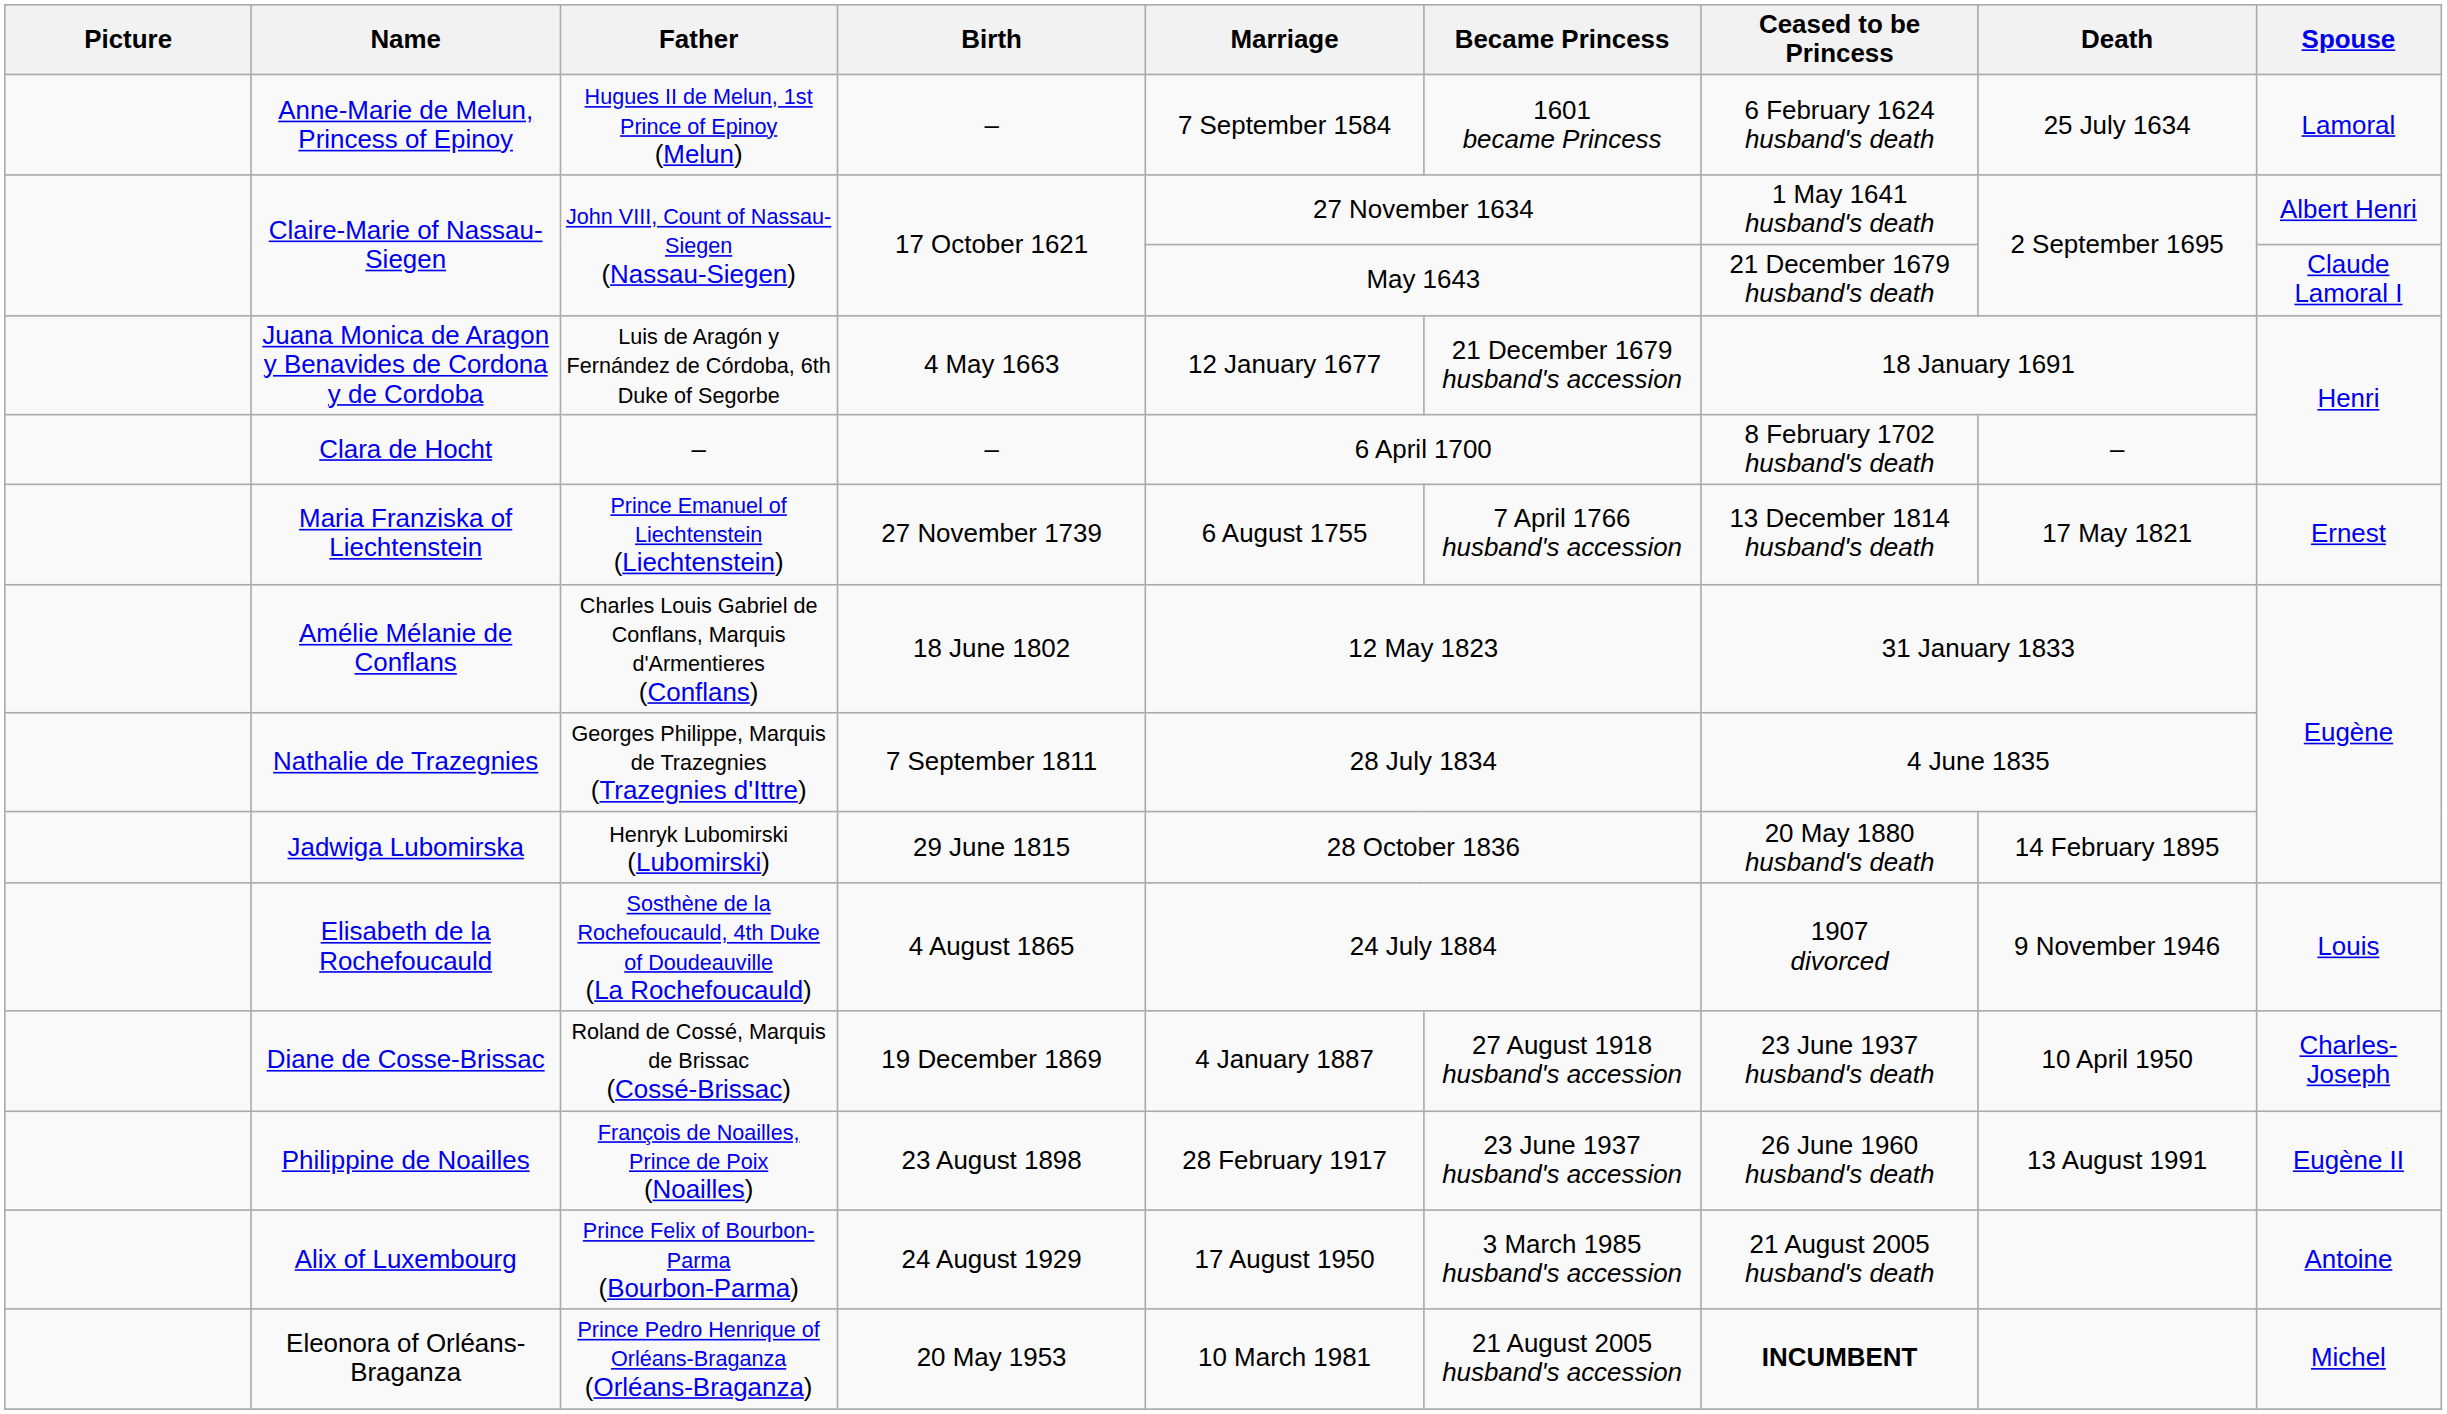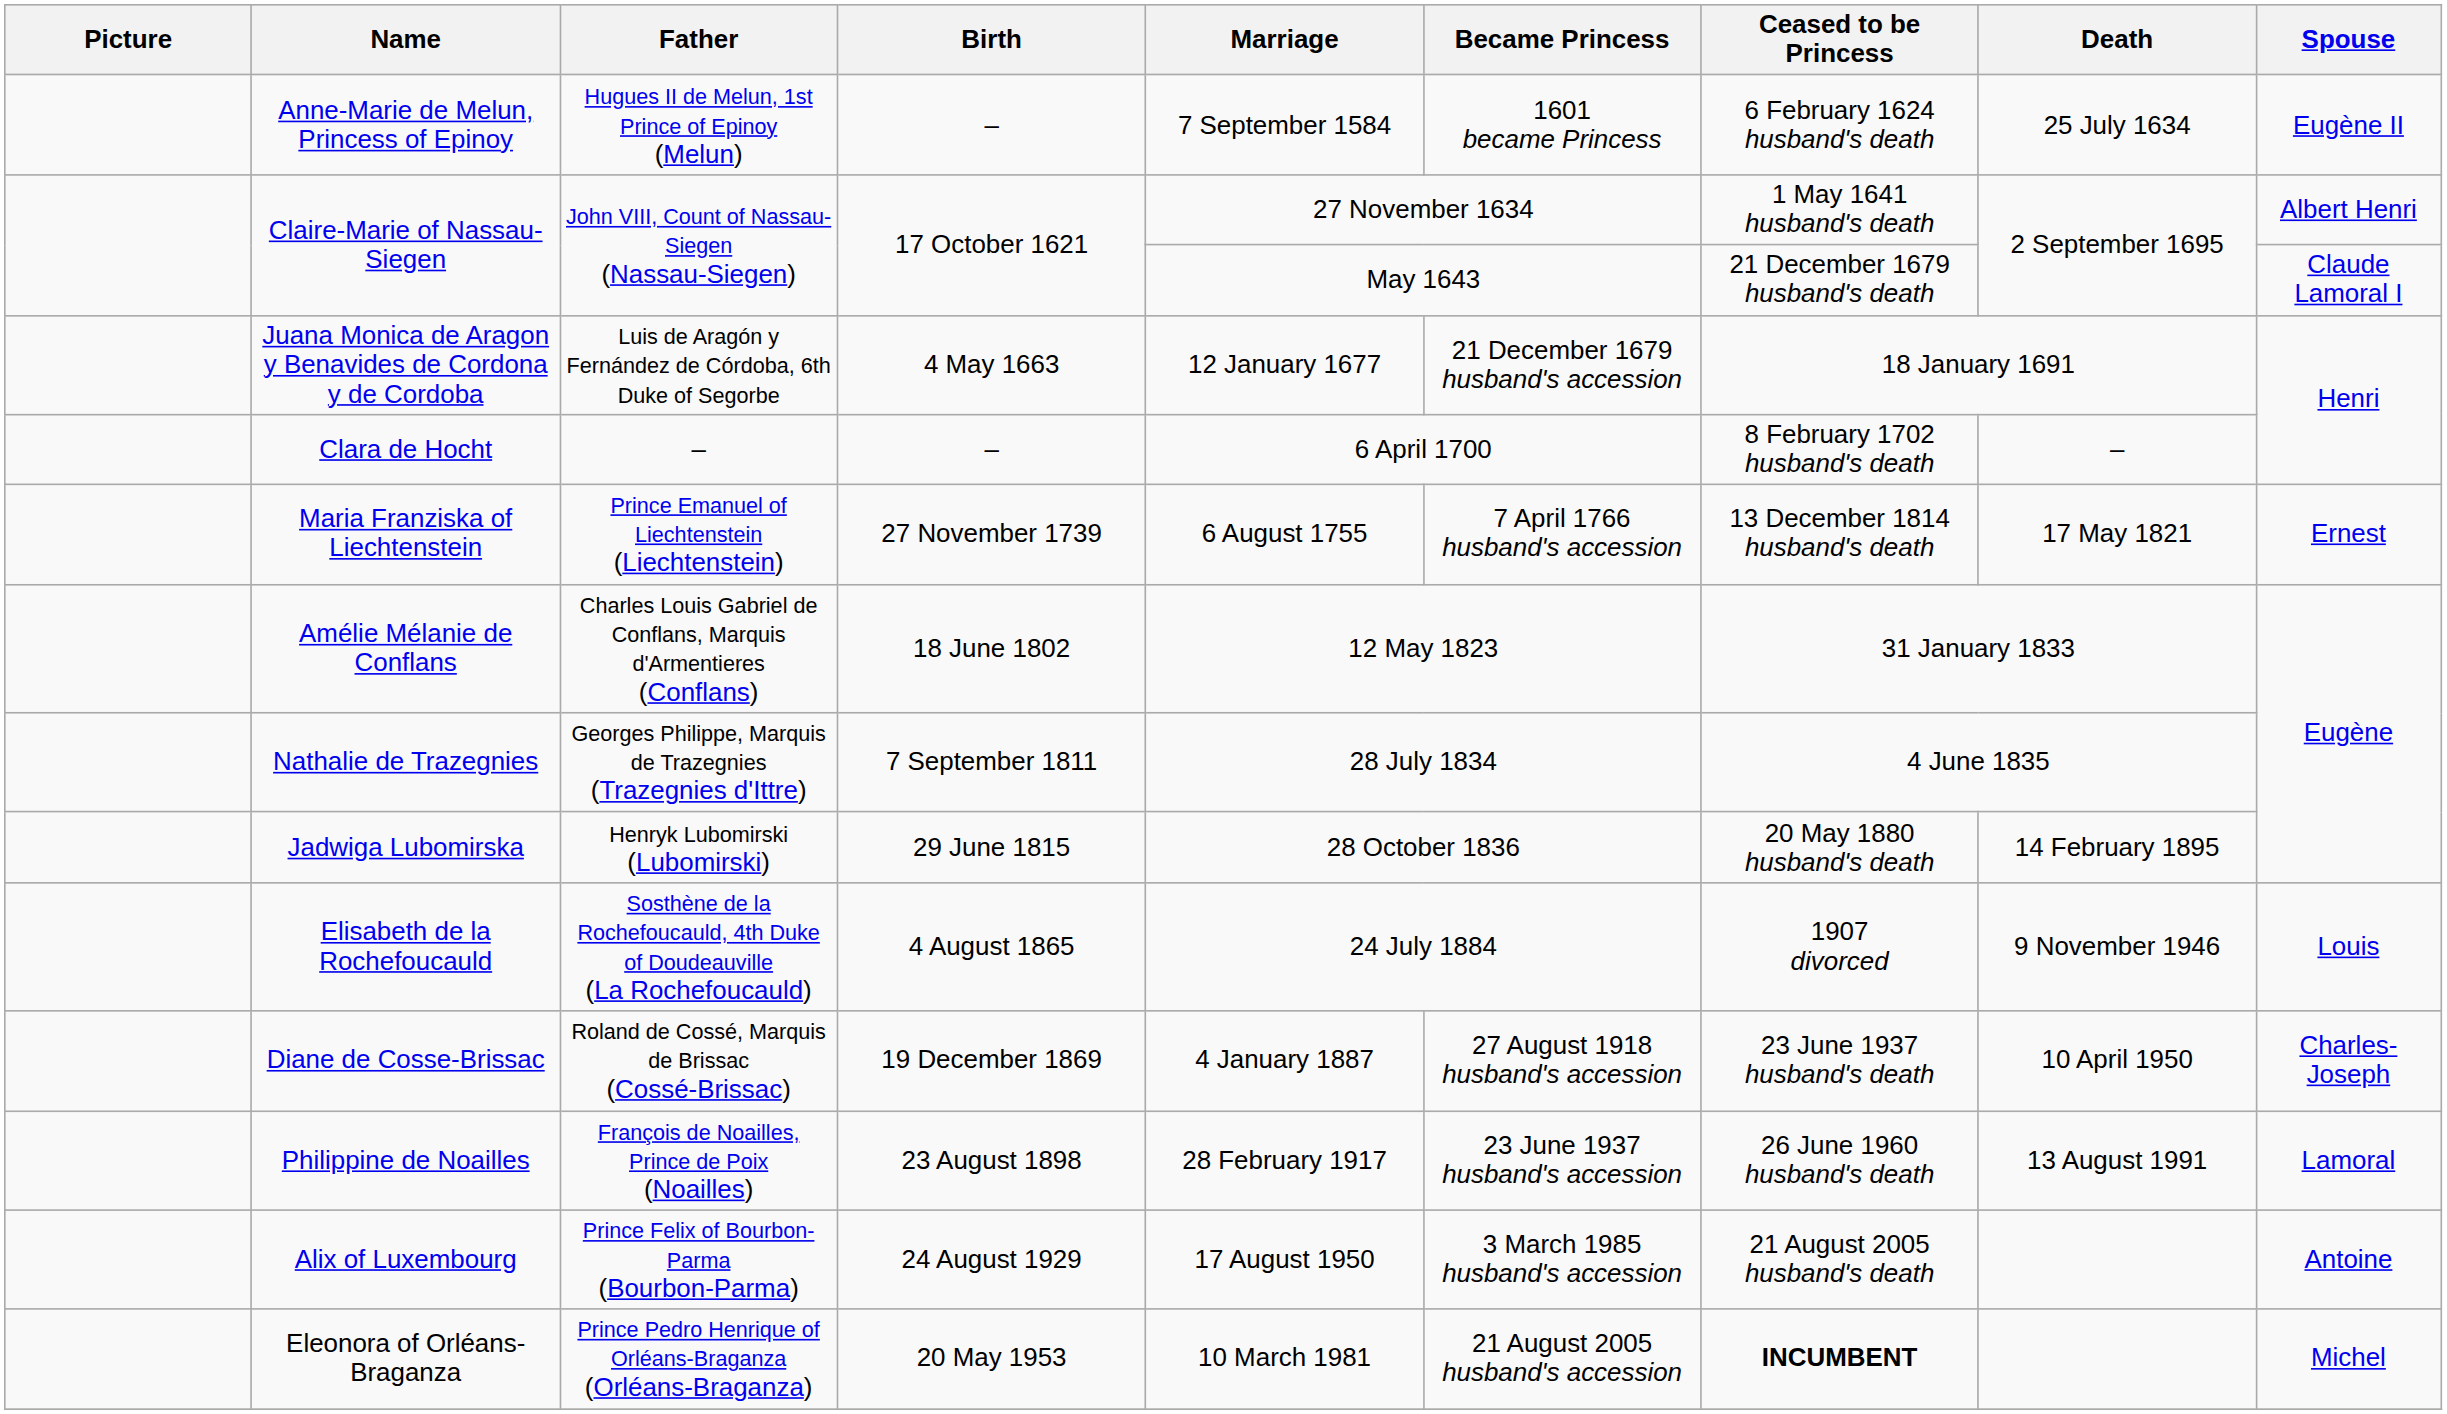(2348, 124) Lamoral -> (2348, 124) Eugène II
(2348, 1159) Eugène II -> (2348, 1159) Lamoral
